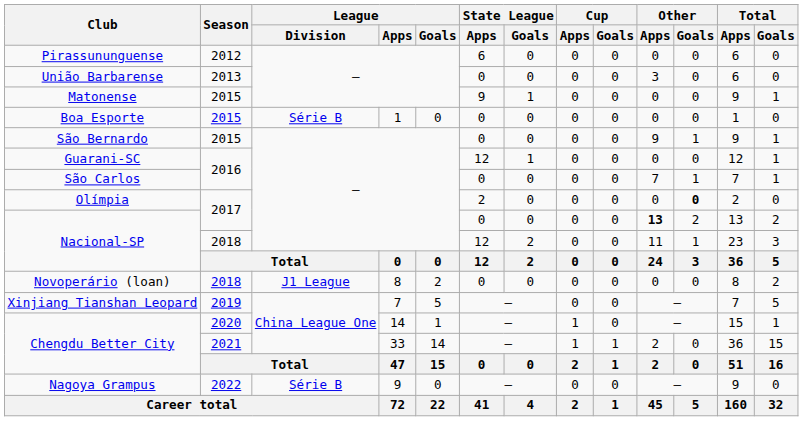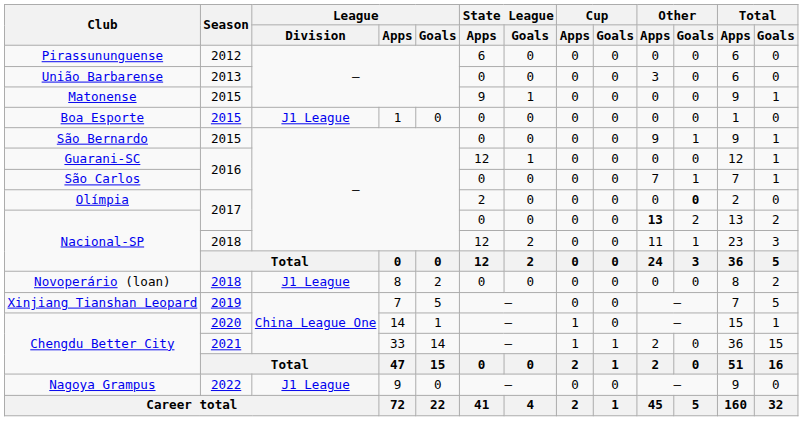(316, 118) Série B -> (316, 118) J1 League
(316, 385) Série B -> (316, 385) J1 League
